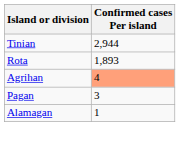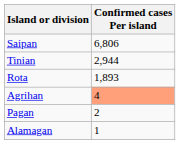+ row: (22, 43)
(97, 95) 3 -> (97, 113) 2
